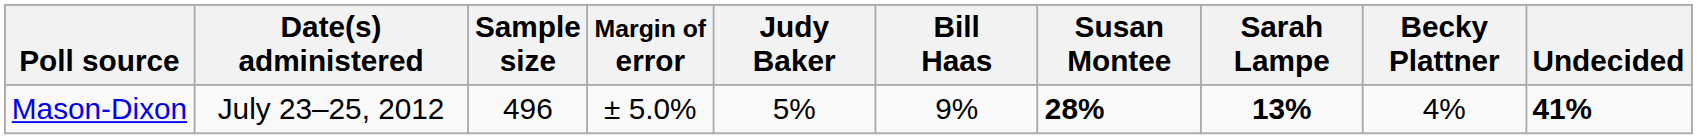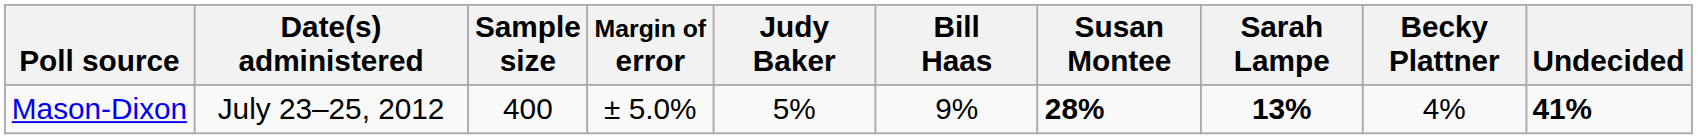(528, 108) 496 -> (528, 108) 400
